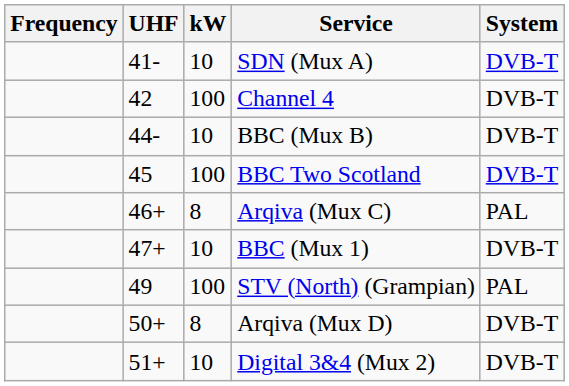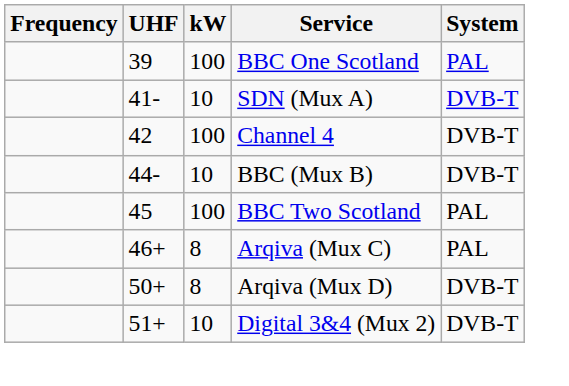+ row: (328, 60)
(522, 173) DVB-T -> (467, 211) PAL
- row: (303, 248)
- row: (356, 286)
